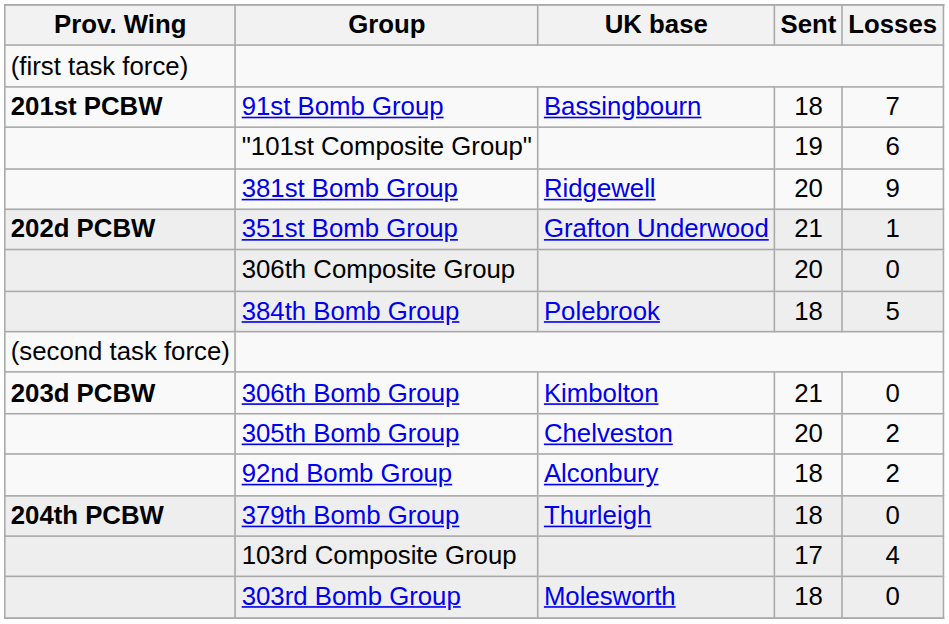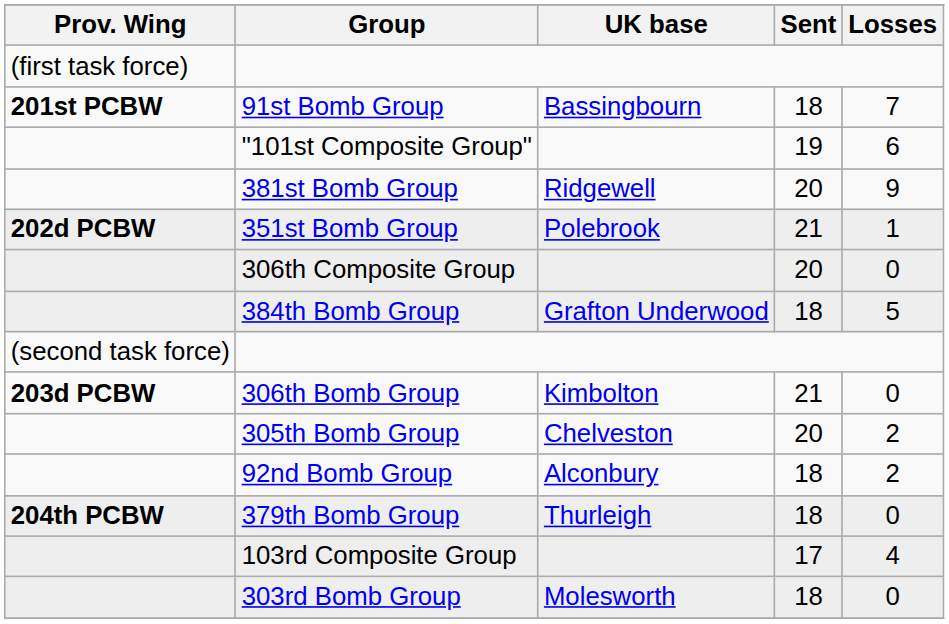(656, 229) Grafton Underwood -> (602, 229) Polebrook
(602, 310) Polebrook -> (656, 310) Grafton Underwood
